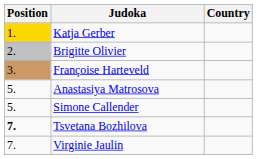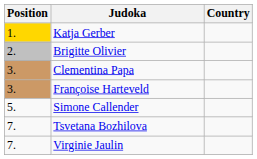+ row: (94, 70)
- row: (106, 88)
(12, 126) bold -> (12, 126) normal
